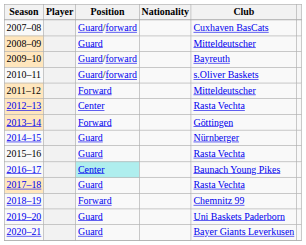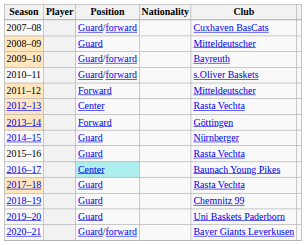(95, 201) Forward -> (90, 201) Guard
(90, 232) Guard -> (107, 232) Guard/forward
